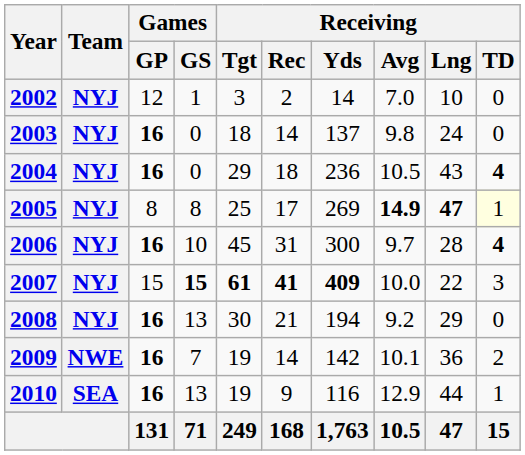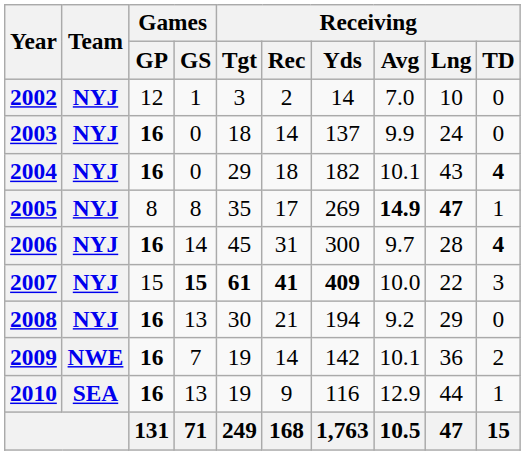(400, 134) 9.8 -> (400, 134) 9.9
(342, 171) 236 -> (342, 171) 182
(400, 171) 10.5 -> (400, 171) 10.1
(239, 208) 25 -> (239, 208) 35
(498, 208) lightyellow background -> (498, 208) no background
(196, 245) 10 -> (196, 245) 14
